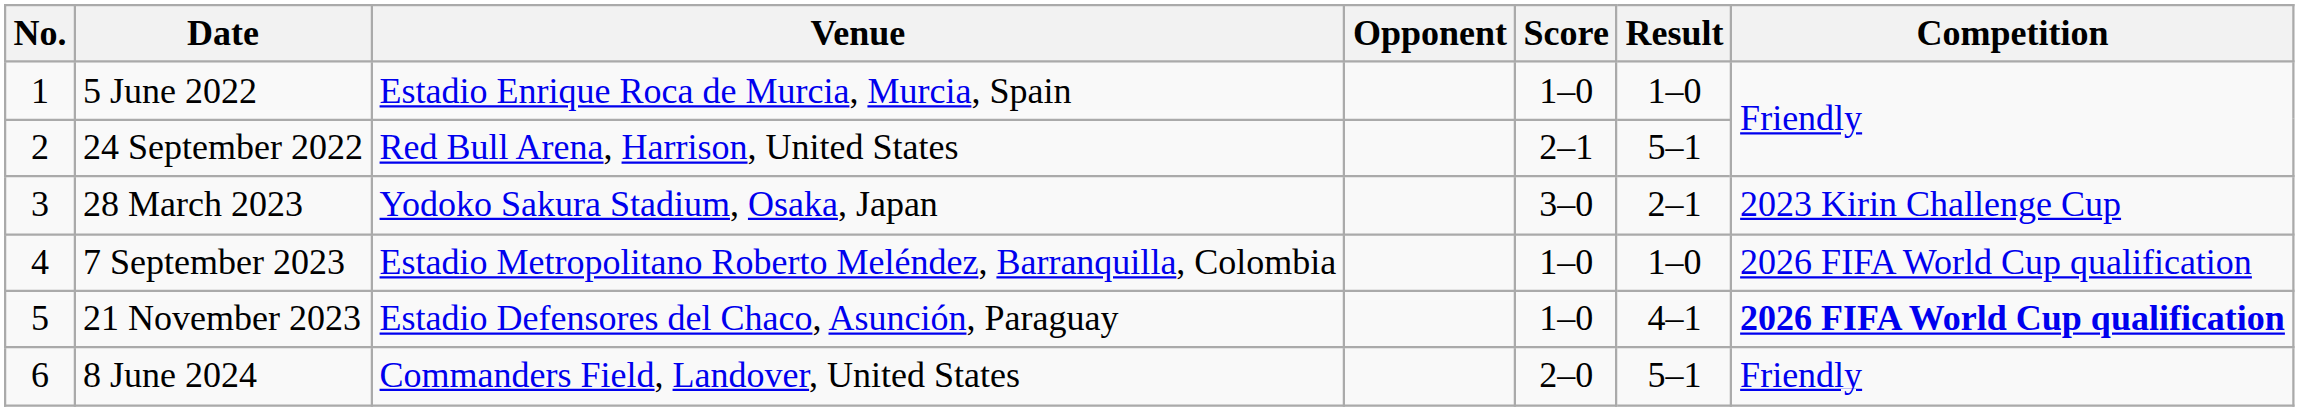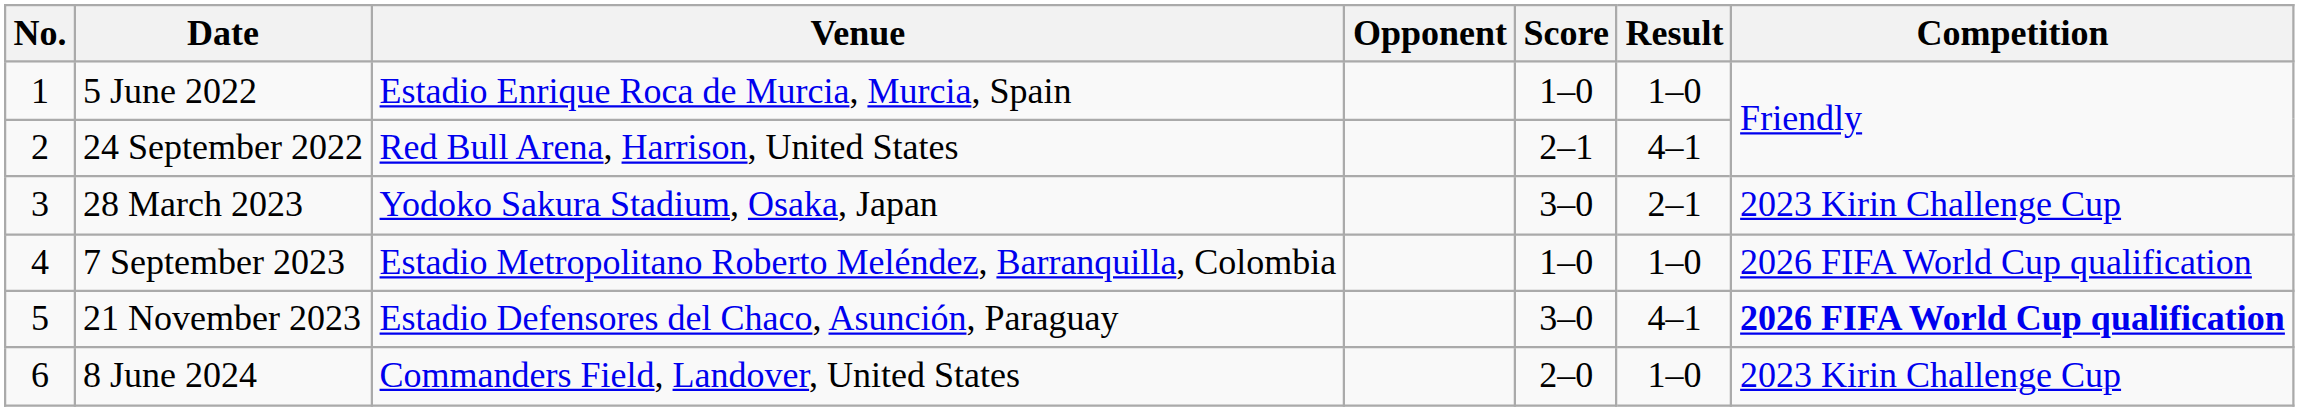(1675, 147) 5–1 -> (1675, 147) 4–1
(1566, 318) 1–0 -> (1566, 318) 3–0
(1675, 375) 5–1 -> (1675, 375) 1–0
(1801, 375) Friendly -> (1931, 375) 2023 Kirin Challenge Cup
